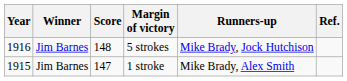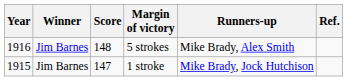(247, 47) Mike Brady, Jock Hutchison -> (237, 47) Mike Brady, Alex Smith
(237, 66) Mike Brady, Alex Smith -> (247, 66) Mike Brady, Jock Hutchison
